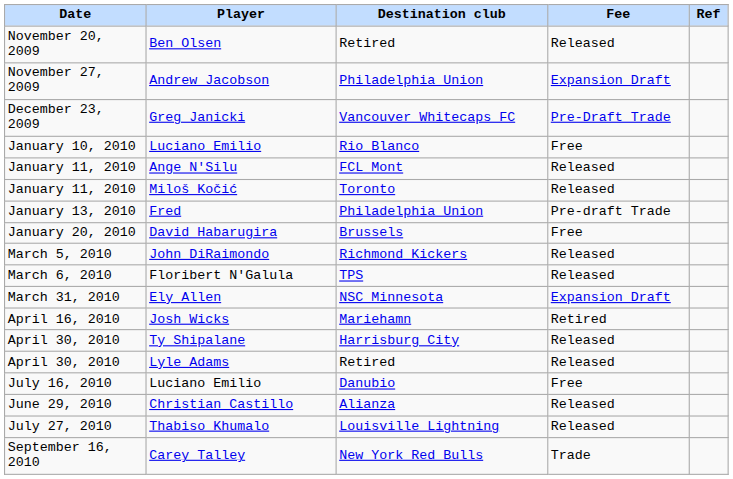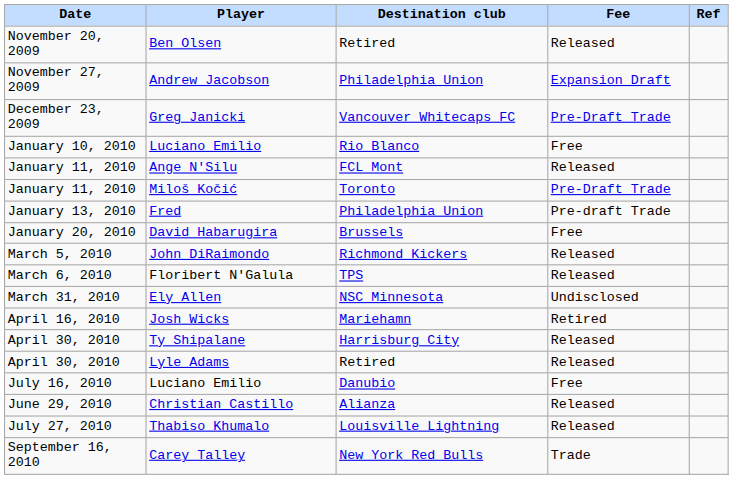(583, 190) Released -> (611, 190) Pre-Draft Trade
(611, 298) Expansion Draft -> (595, 298) Undisclosed
